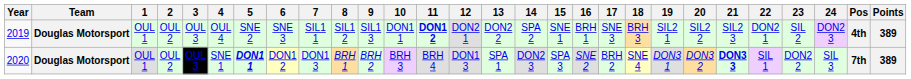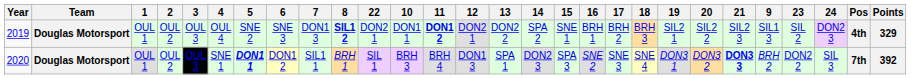columns swapped: (371, 12) <-> (765, 12)
(315, 33) SIL1 1 -> (315, 33) DON1 3
(345, 33) normal -> (345, 33) bold
(612, 33) SNE 3 -> (619, 33) BRH 2
(888, 33) 389 -> (888, 33) 329
(315, 60) DON1 3 -> (315, 60) SIL1 1
(612, 60) BRH 2 -> (619, 60) SNE 3
(888, 60) 389 -> (888, 60) 392
